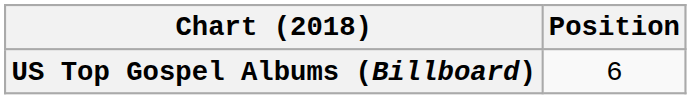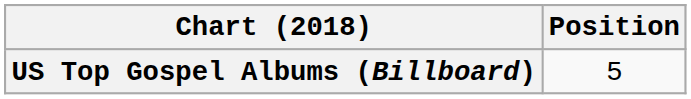(614, 72) 6 -> (614, 72) 5
